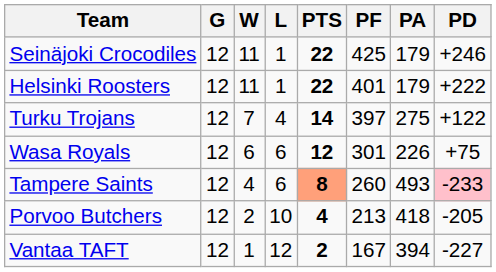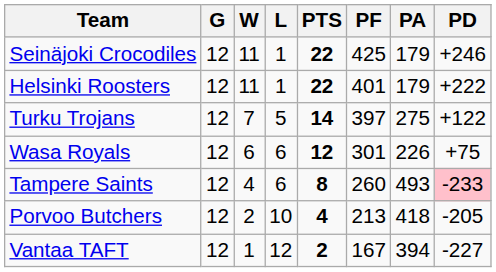(281, 119) 4 -> (281, 119) 5
(322, 184) lightsalmon background -> (322, 184) no background
